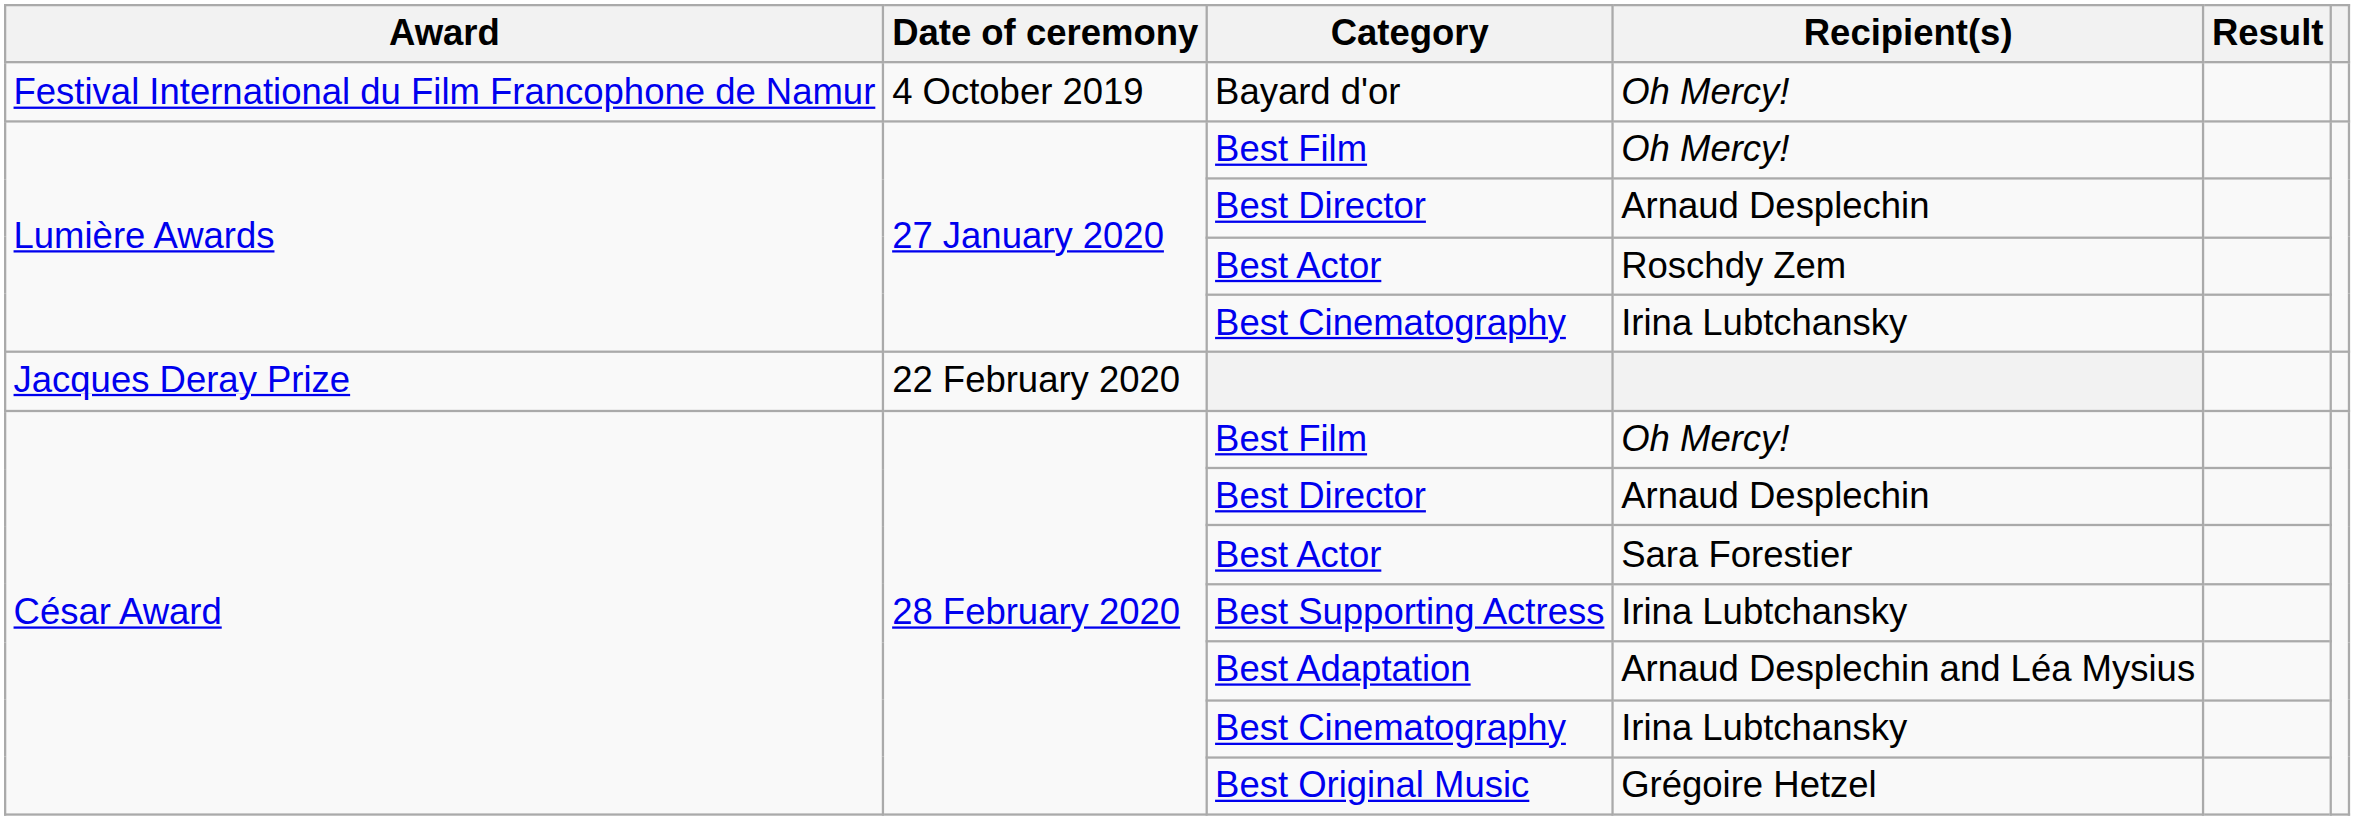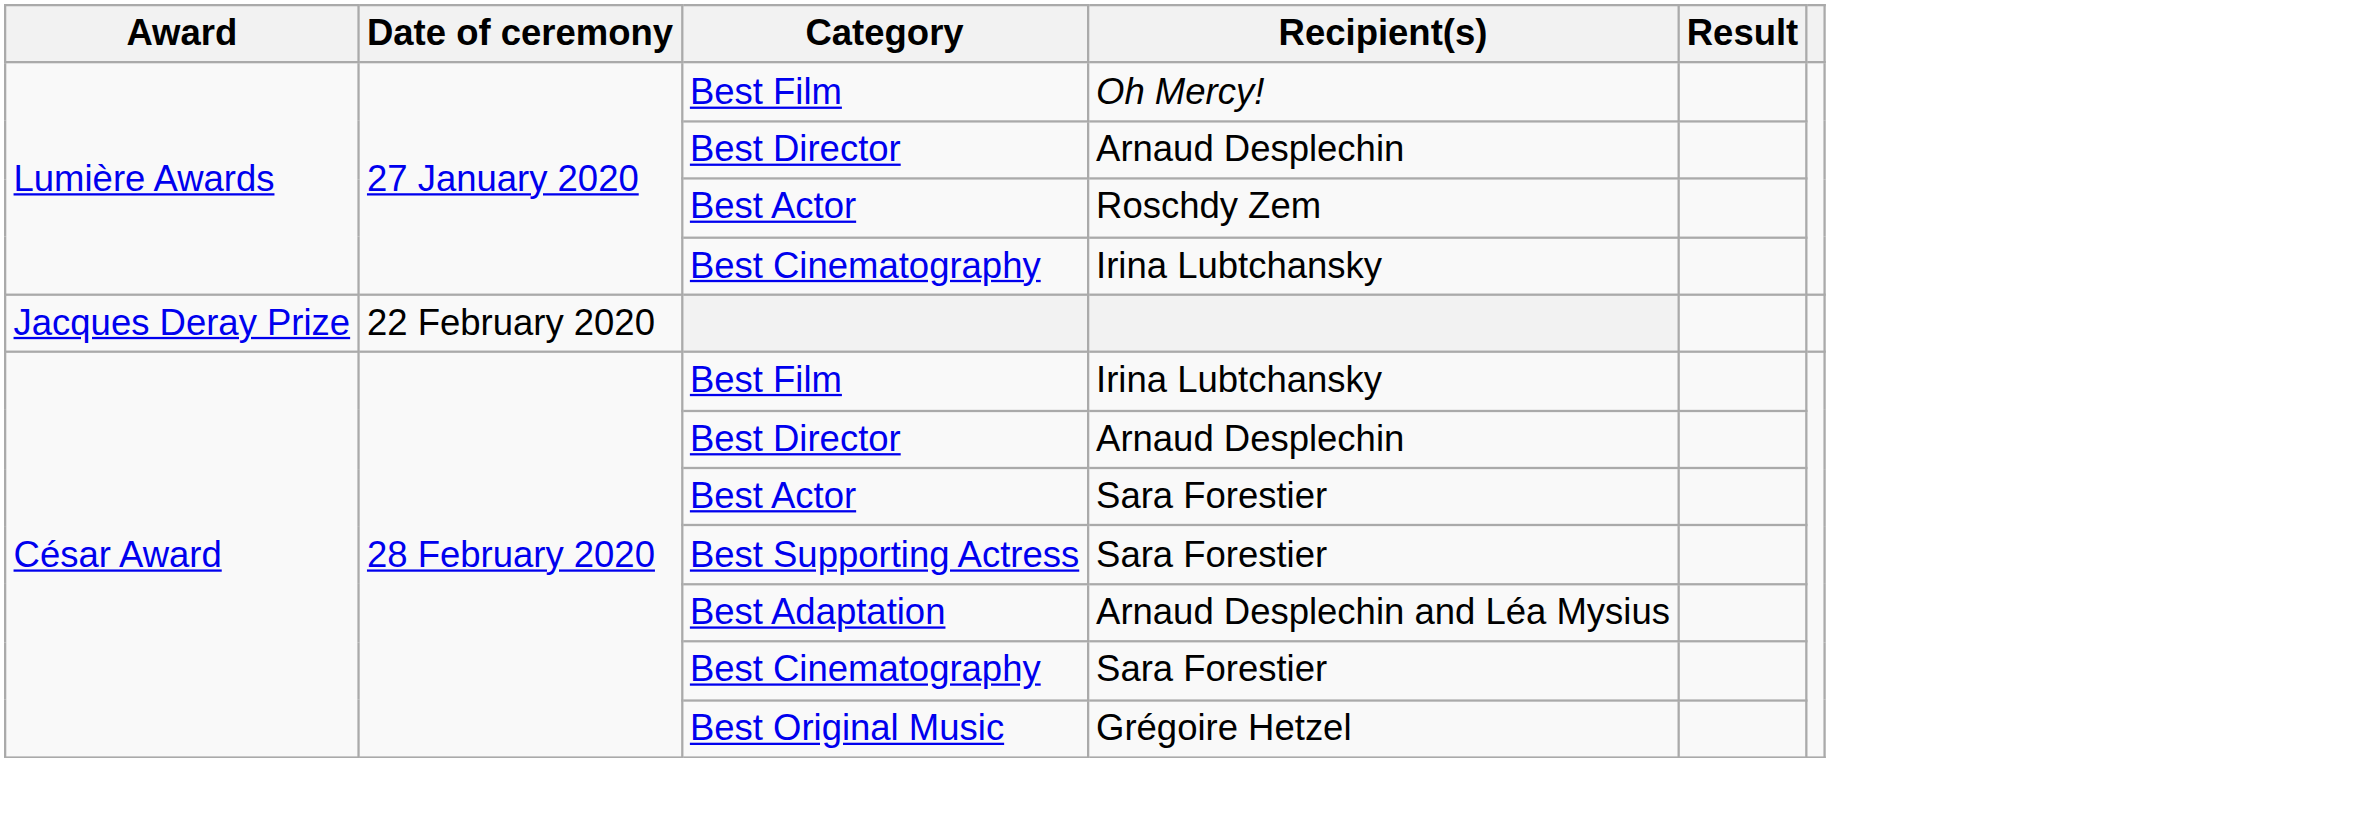- row: (444, 91)
(1705, 438) Oh Mercy! -> (1239, 380) Irina Lubtchansky
(1764, 611) Irina Lubtchansky -> (1212, 554) Sara Forestier
(1764, 727) Irina Lubtchansky -> (1212, 669) Sara Forestier
